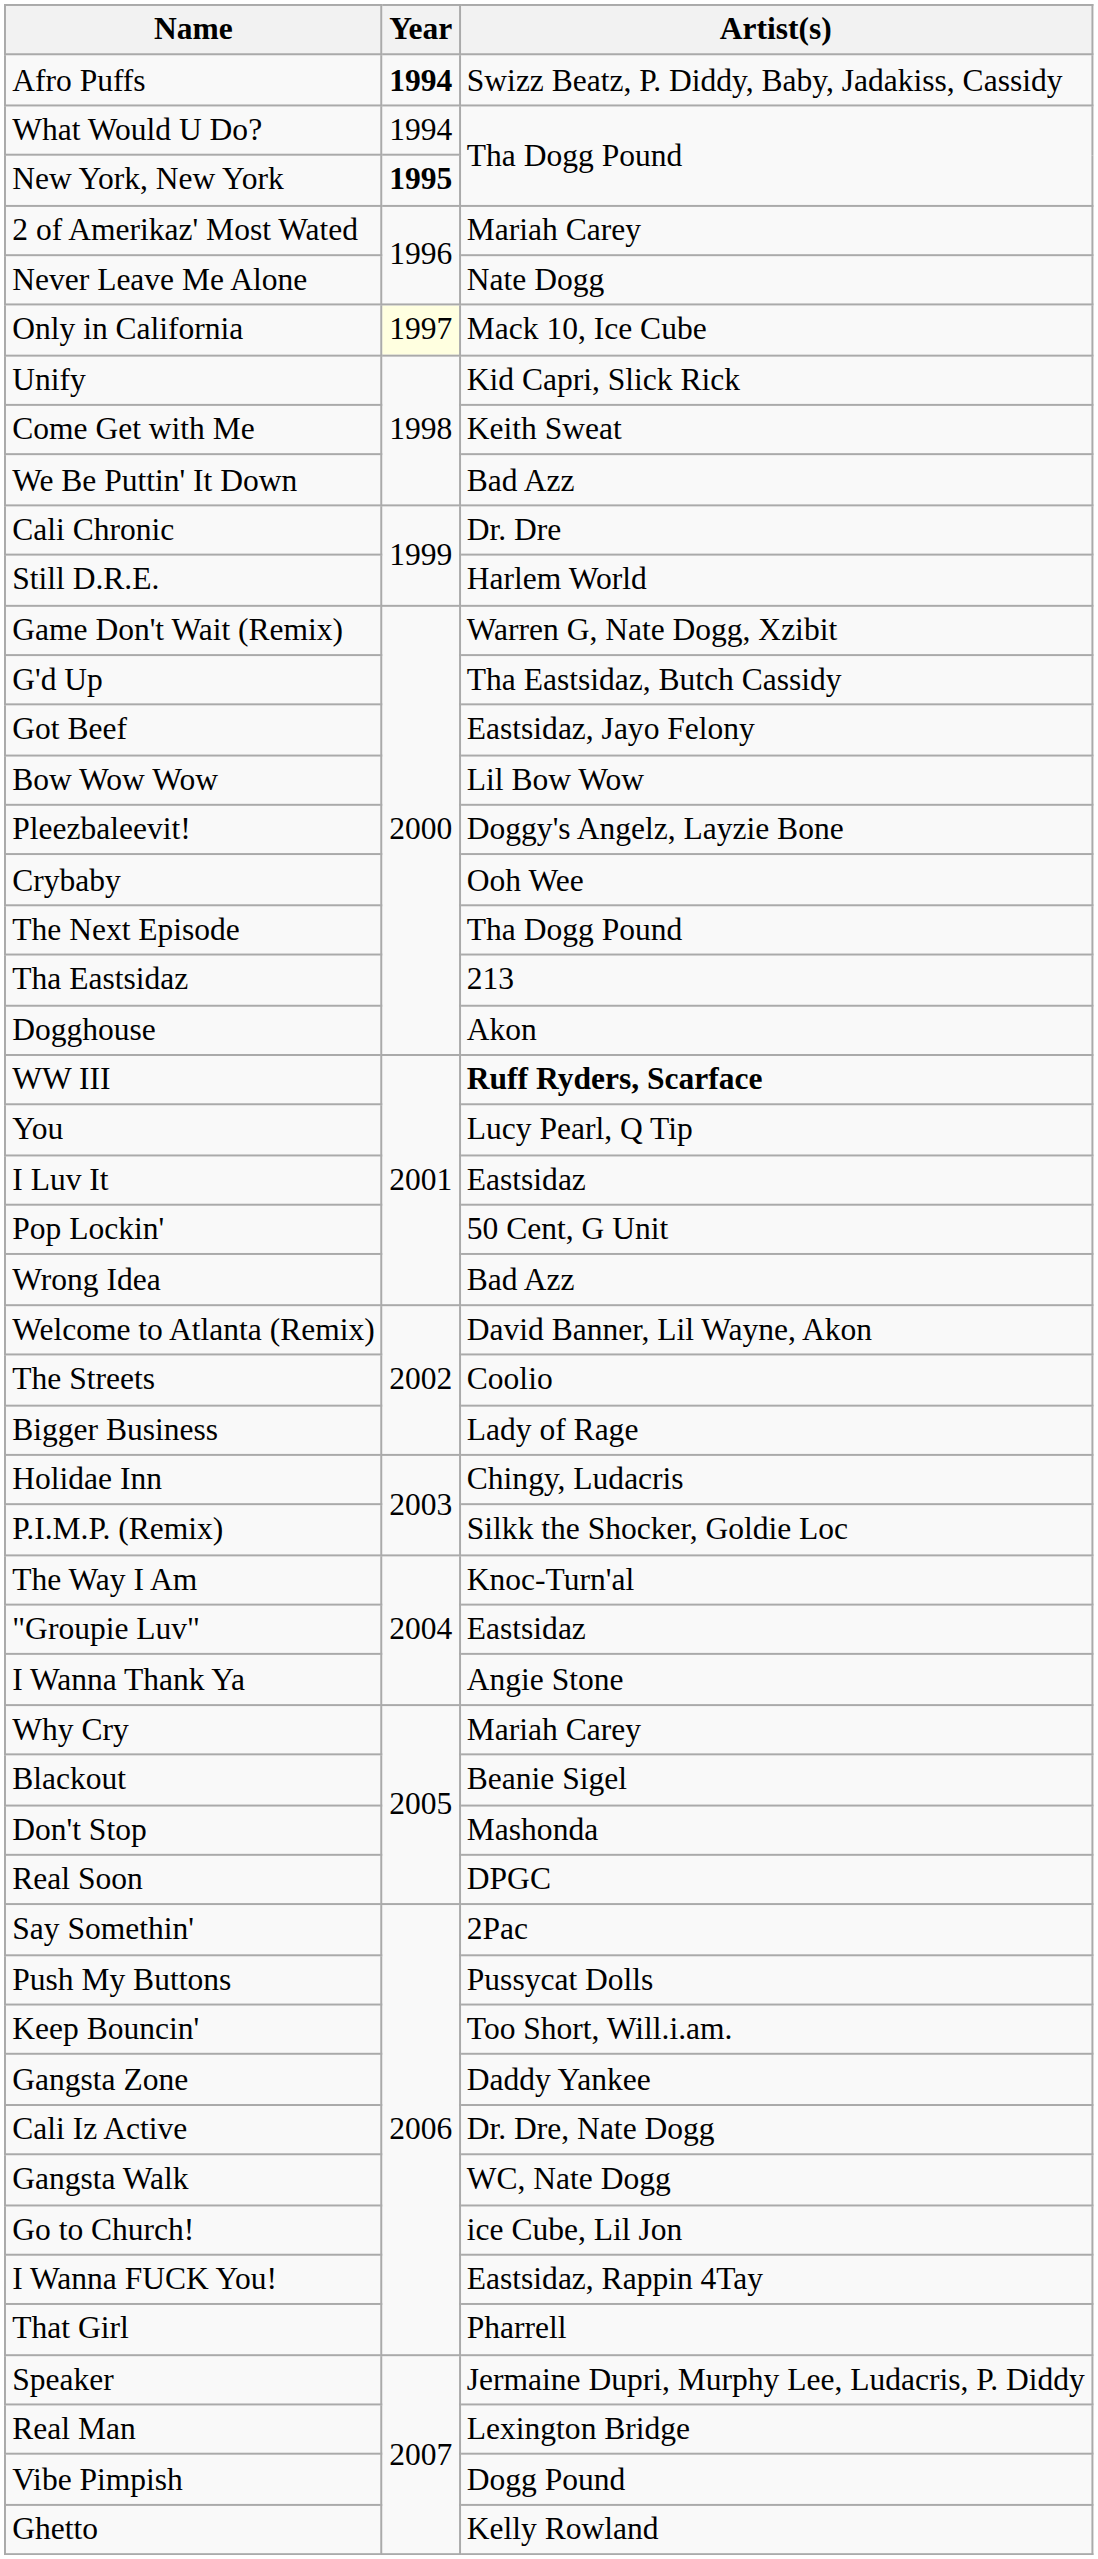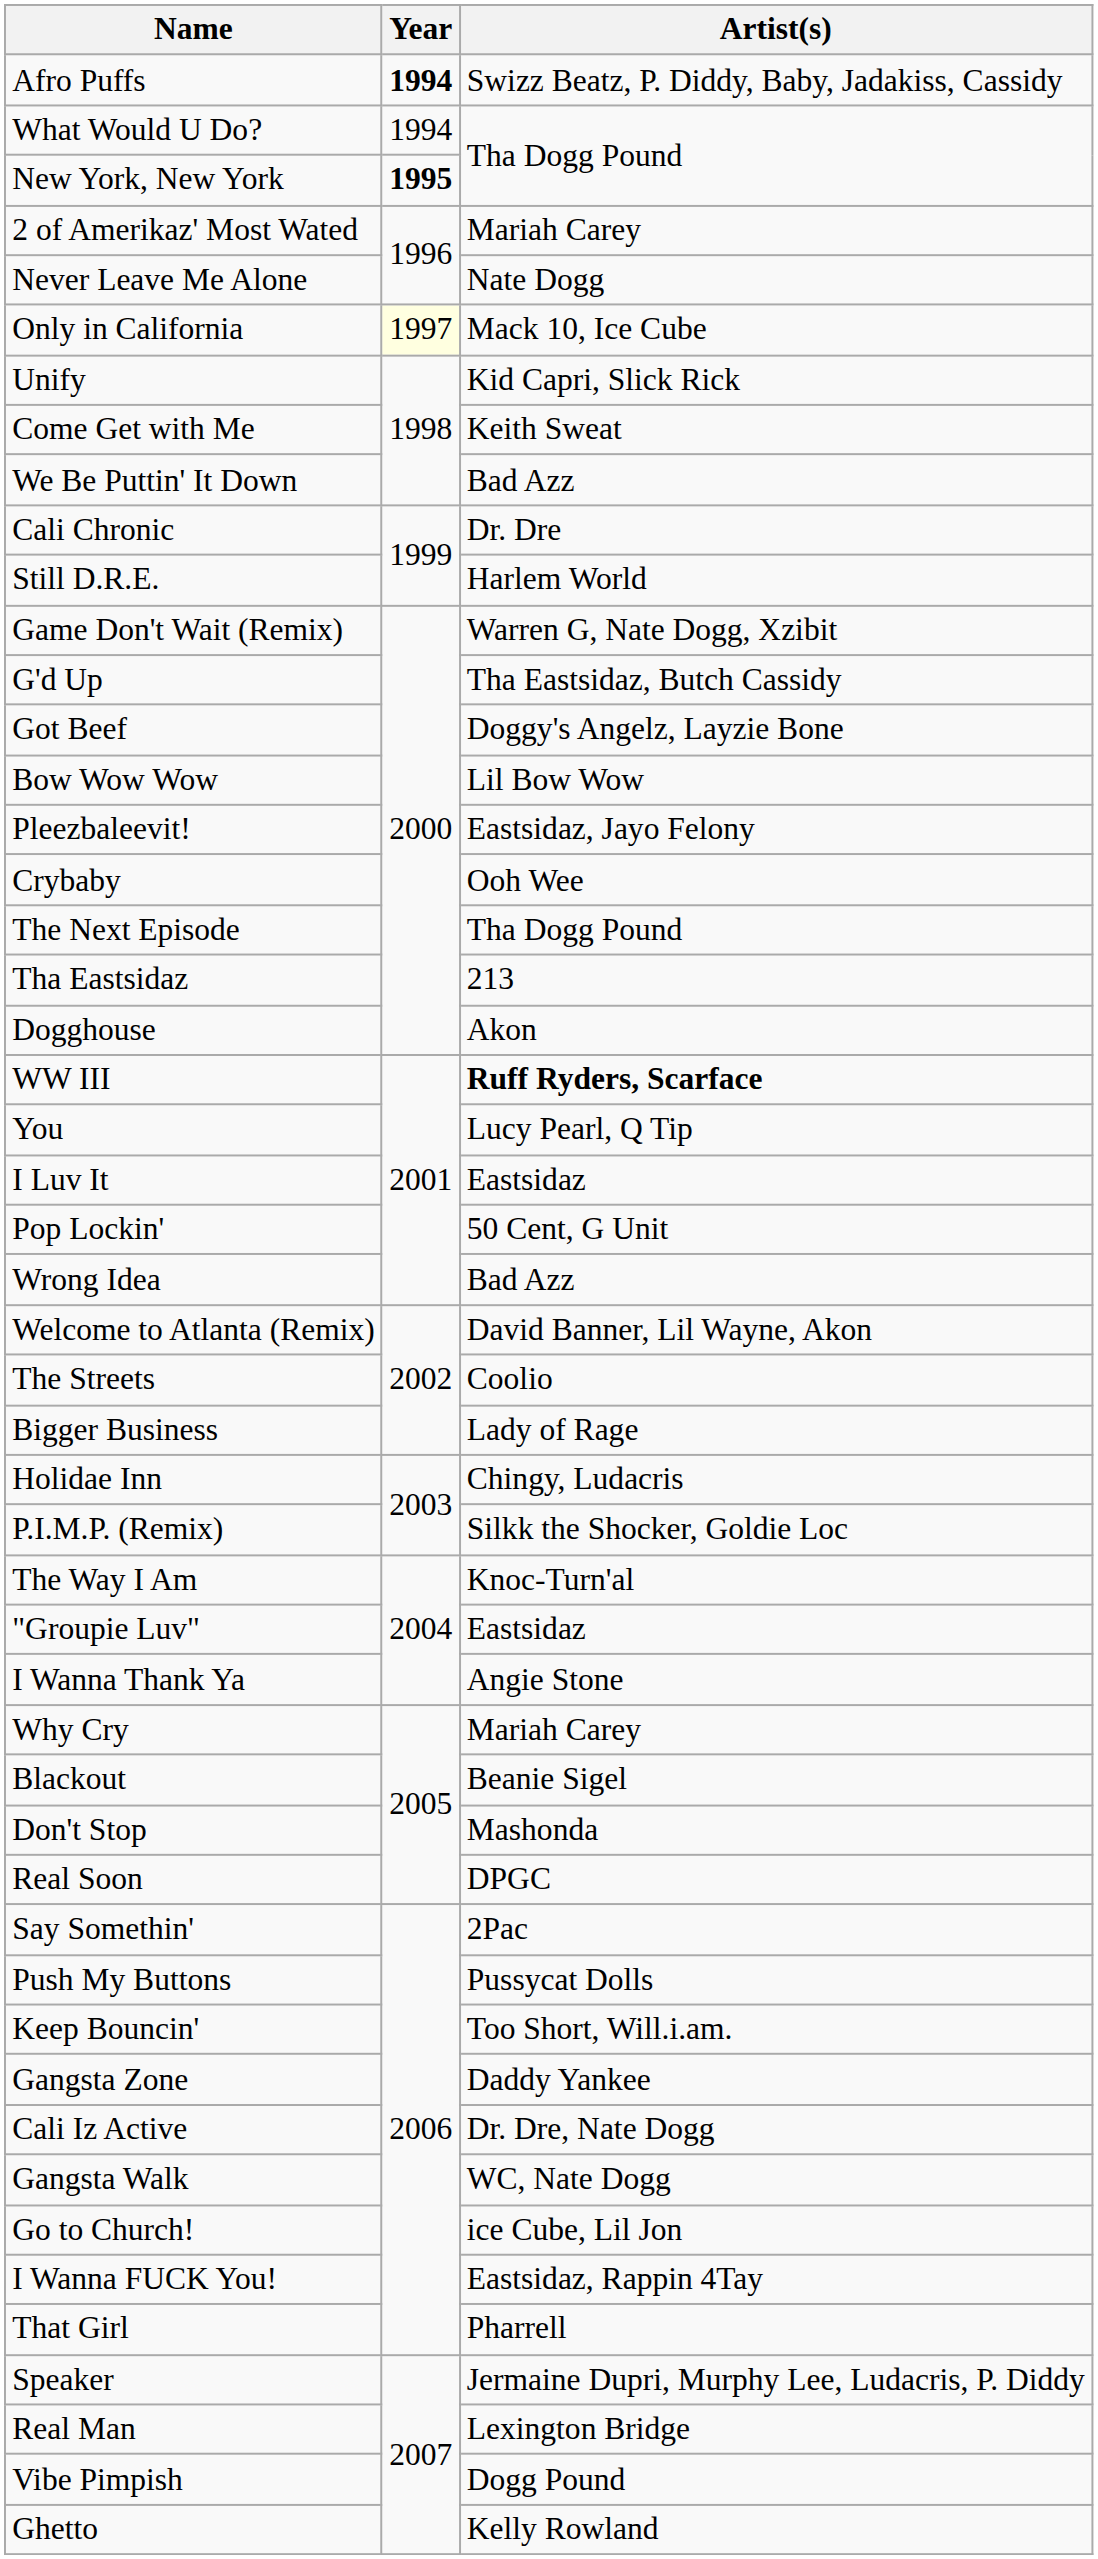(611, 729) Eastsidaz, Jayo Felony -> (655, 729) Doggy's Angelz, Layzie Bone
(655, 829) Doggy's Angelz, Layzie Bone -> (611, 829) Eastsidaz, Jayo Felony
